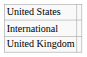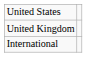rows swapped: (41, 44) <-> (32, 28)
